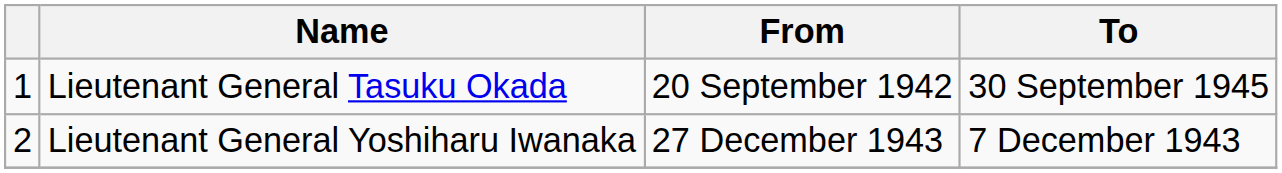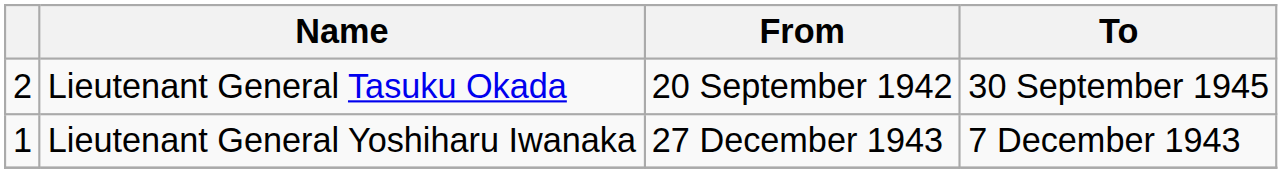(22, 85) 1 -> (22, 85) 2
(22, 140) 2 -> (22, 140) 1
